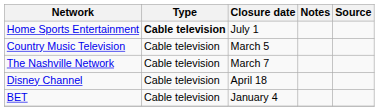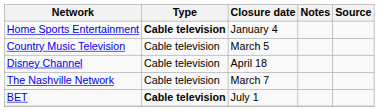(245, 30) July 1 -> (254, 30) January 4
rows swapped: (60, 64) <-> (45, 81)
(182, 98) normal -> (185, 98) bold
(254, 98) January 4 -> (245, 98) July 1
